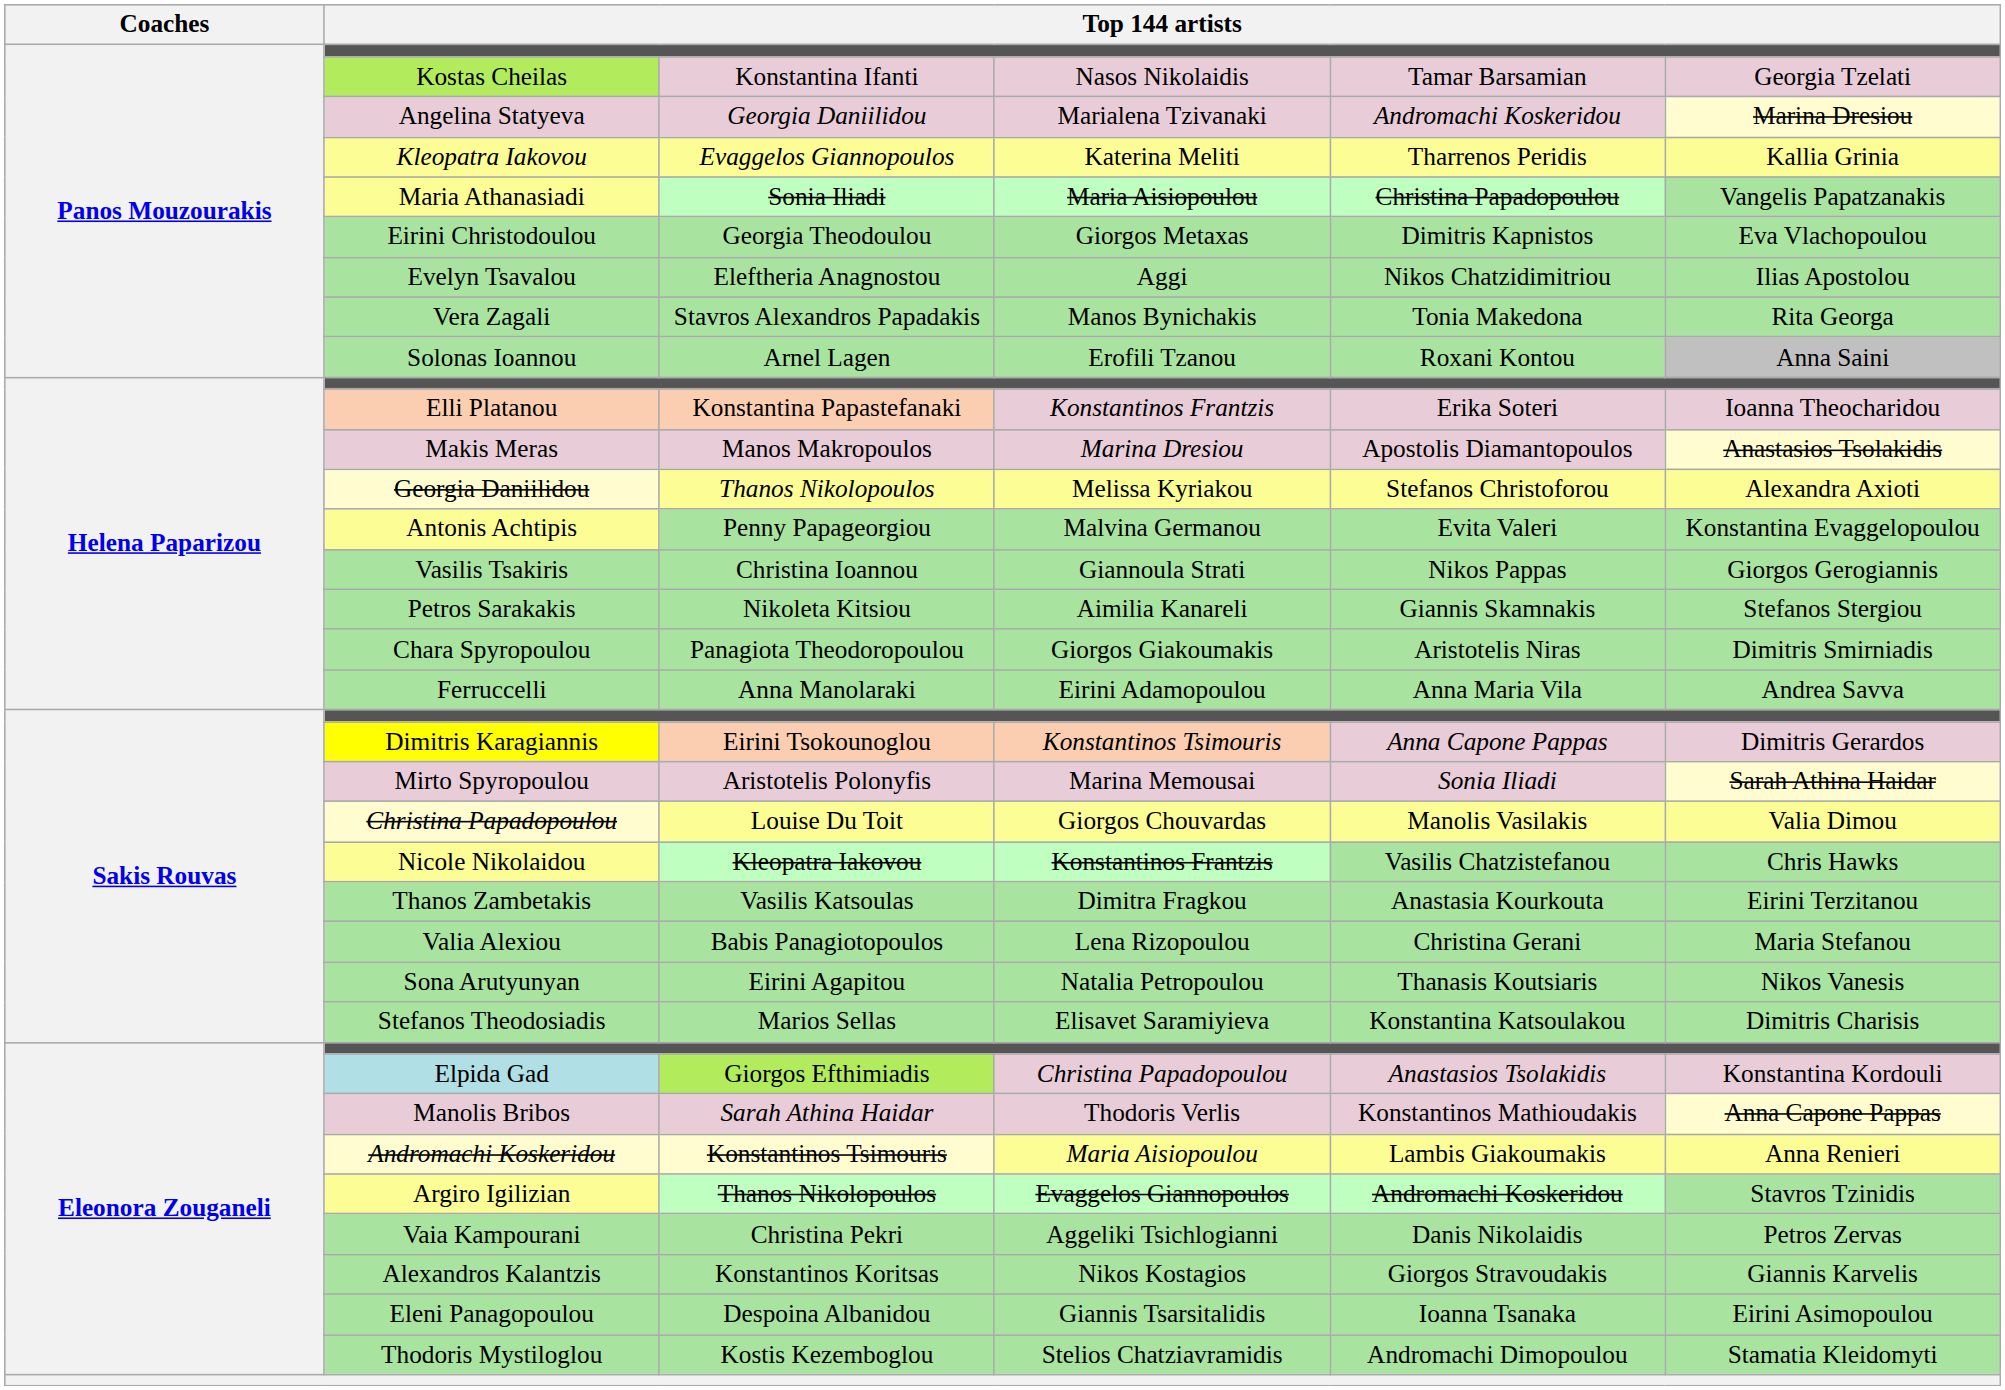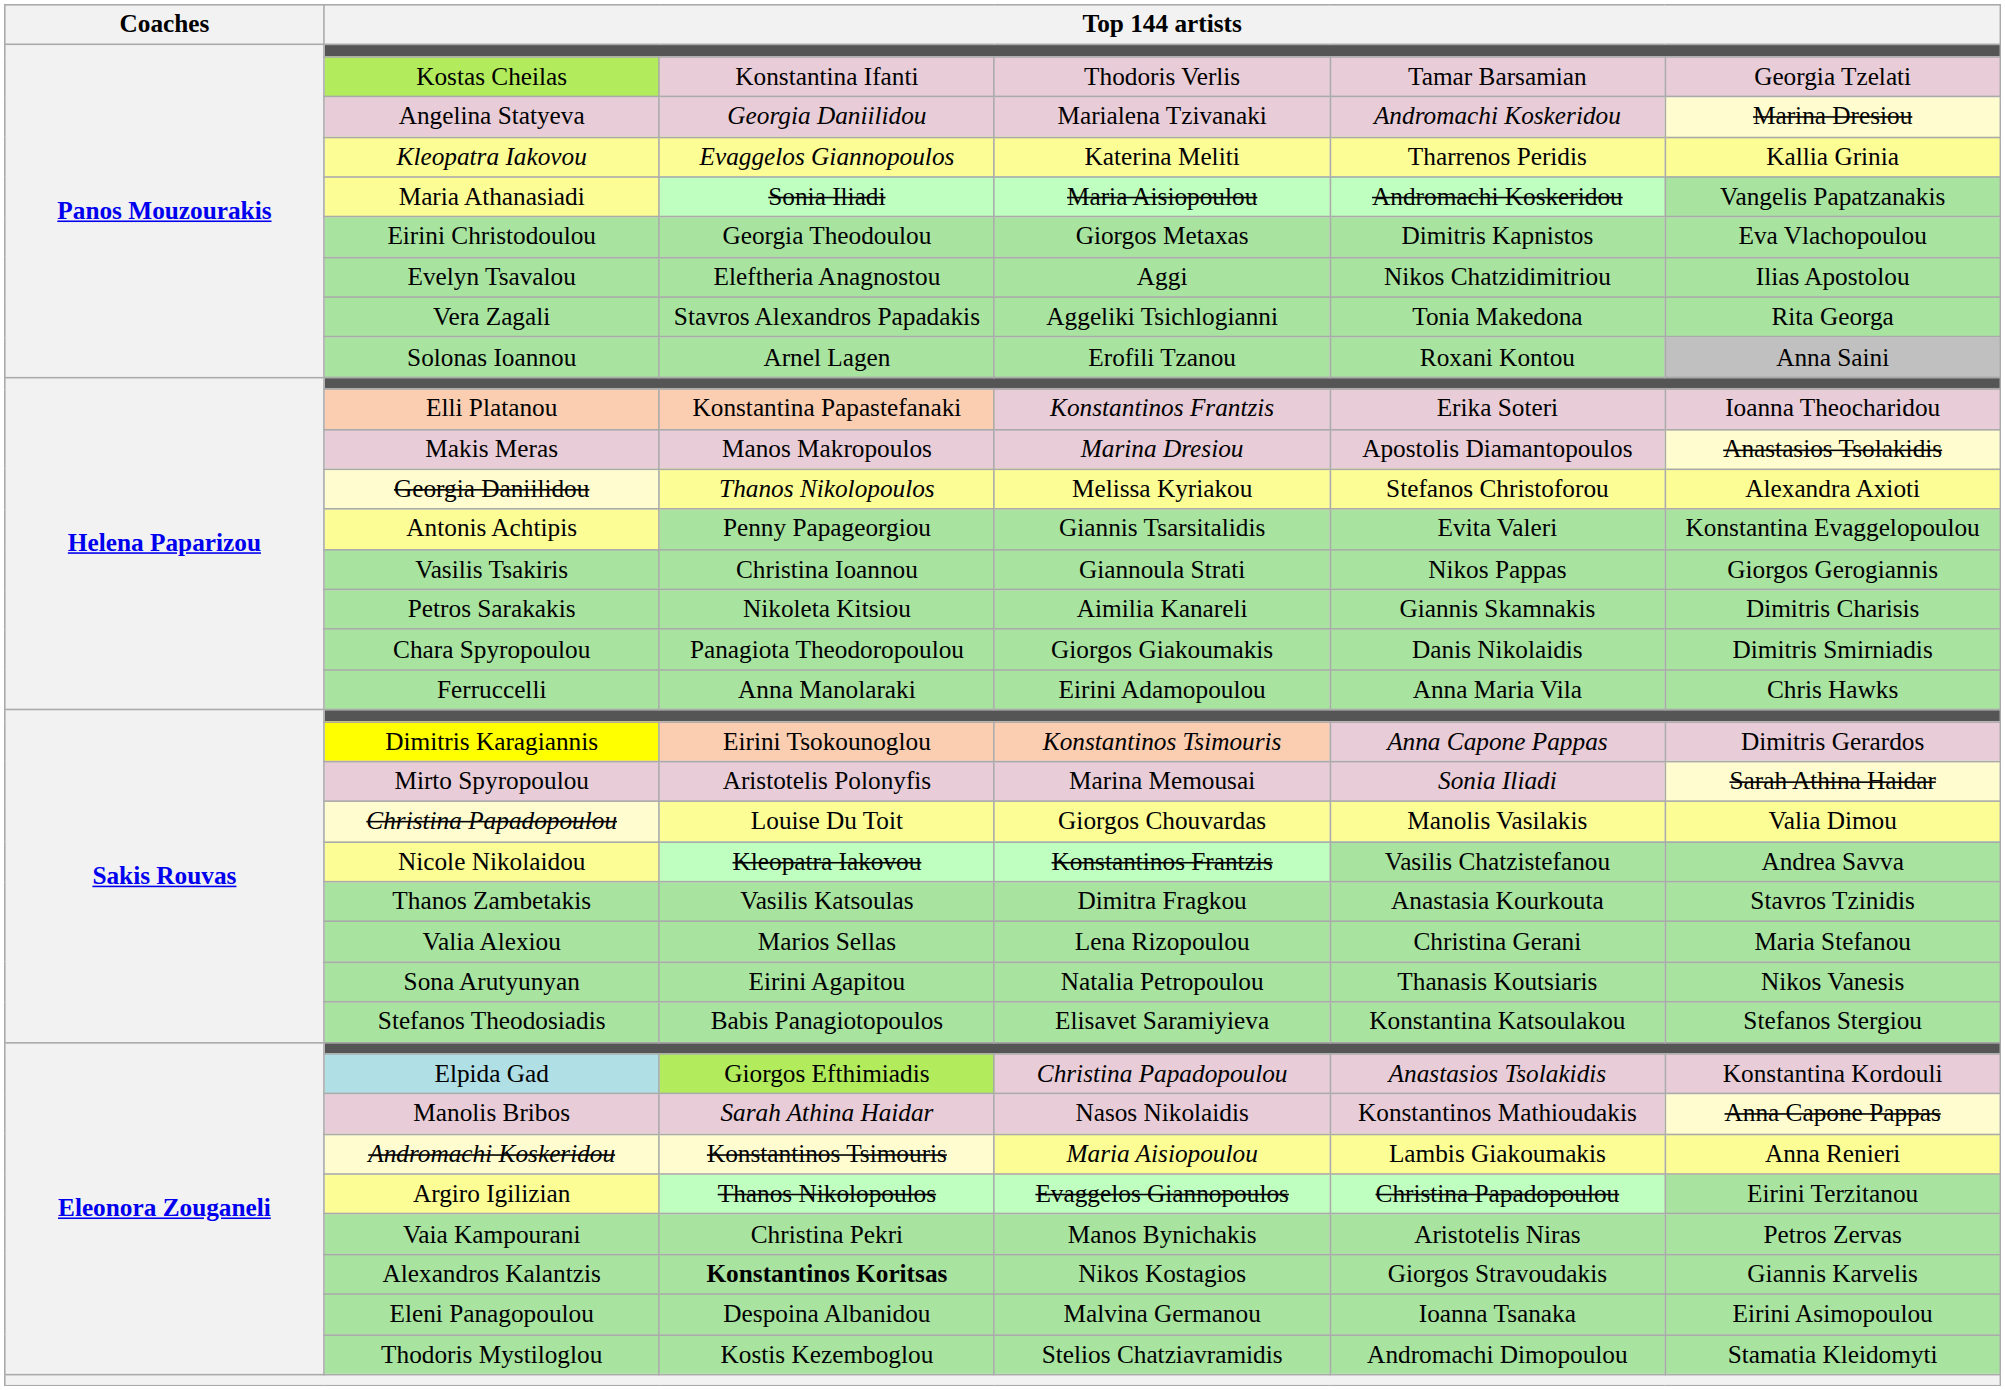(1162, 76) Nasos Nikolaidis -> (1162, 76) Thodoris Verlis
(1497, 196) Christina Papadopoulou -> (1497, 196) Andromachi Koskeridou
(1162, 316) Manos Bynichakis -> (1162, 316) Aggeliki Tsichlogianni
(1162, 528) Malvina Germanou -> (1162, 528) Giannis Tsarsitalidis
(1833, 609) Stefanos Stergiou -> (1833, 609) Dimitris Charisis
(1497, 649) Aristotelis Niras -> (1497, 649) Danis Nikolaidis
(1833, 689) Andrea Savva -> (1833, 689) Chris Hawks
(1833, 861) Chris Hawks -> (1833, 861) Andrea Savva
(1833, 901) Eirini Terzitanou -> (1833, 901) Stavros Tzinidis
(827, 941) Babis Panagiotopoulos -> (827, 941) Marios Sellas
(827, 1021) Marios Sellas -> (827, 1021) Babis Panagiotopoulos
(1833, 1021) Dimitris Charisis -> (1833, 1021) Stefanos Stergiou
(1162, 1113) Thodoris Verlis -> (1162, 1113) Nasos Nikolaidis
(1497, 1193) Andromachi Koskeridou -> (1497, 1193) Christina Papadopoulou
(1833, 1193) Stavros Tzinidis -> (1833, 1193) Eirini Terzitanou
(1162, 1233) Aggeliki Tsichlogianni -> (1162, 1233) Manos Bynichakis
(1497, 1233) Danis Nikolaidis -> (1497, 1233) Aristotelis Niras
(827, 1273) normal -> (827, 1273) bold
(1162, 1314) Giannis Tsarsitalidis -> (1162, 1314) Malvina Germanou
